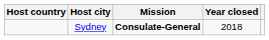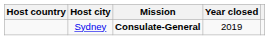(232, 27) 2018 -> (232, 27) 2019
